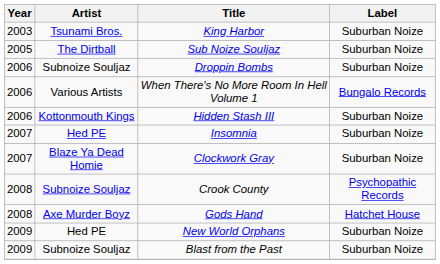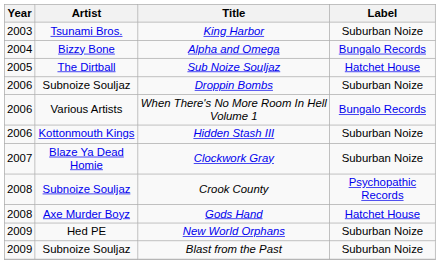+ row: (234, 49)
(382, 49) Suburban Noize -> (382, 67) Hatchet House
- row: (234, 134)
